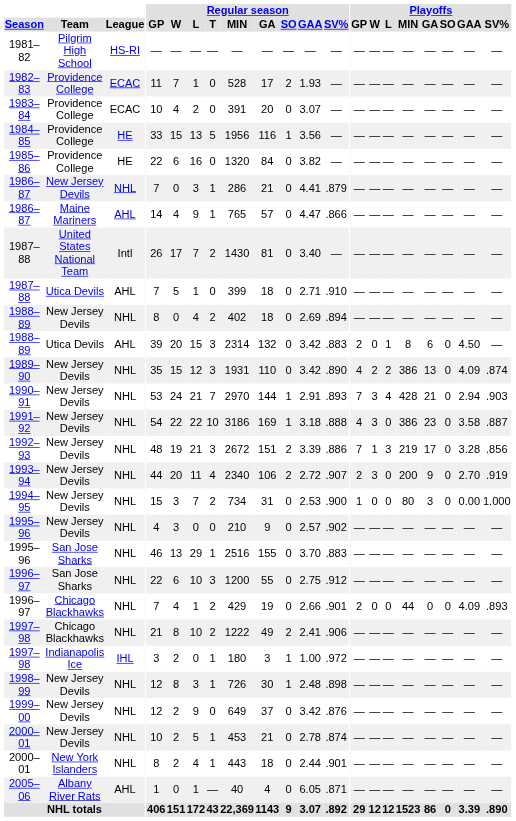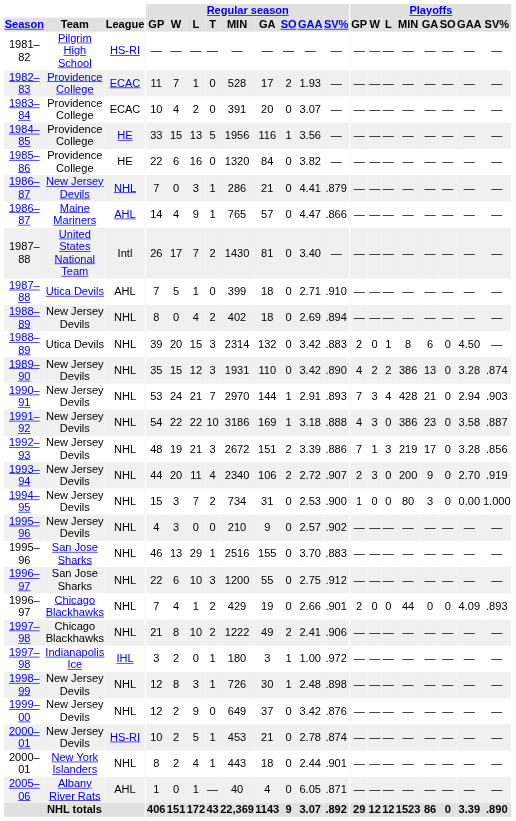(125, 344) AHL -> (125, 344) NHL
(469, 370) 4.09 -> (469, 370) 3.28
(125, 737) NHL -> (125, 737) HS-RI
